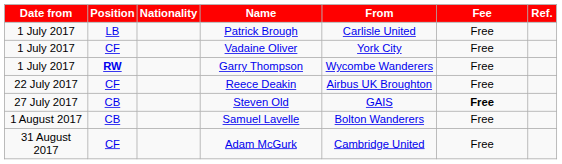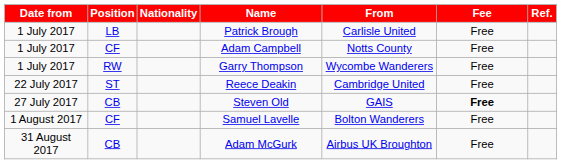+ row: (261, 49)
- row: (261, 49)
(112, 67) bold -> (112, 67) normal
(112, 85) CF -> (112, 85) ST
(379, 85) Airbus UK Broughton -> (379, 85) Cambridge United
(112, 120) CB -> (112, 120) CF
(112, 144) CF -> (112, 144) CB
(379, 144) Cambridge United -> (379, 144) Airbus UK Broughton
